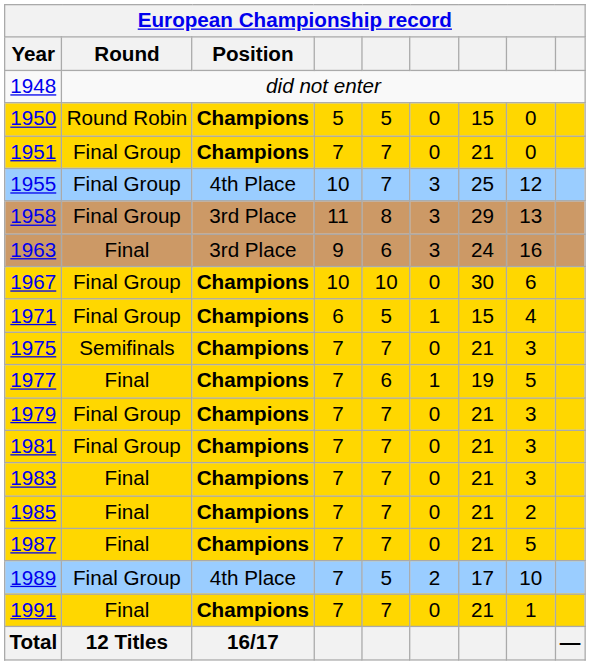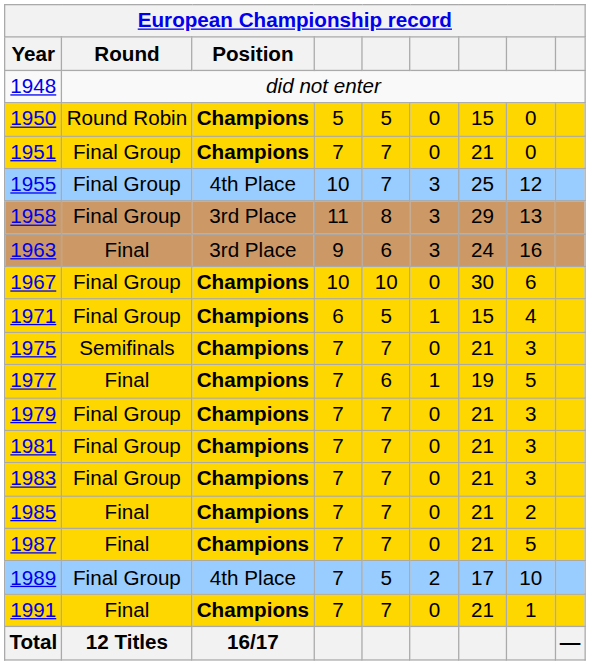(127, 479) Final -> (127, 479) Final Group
